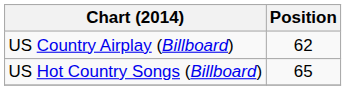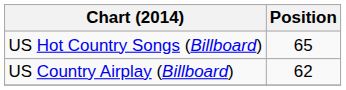rows swapped: (121, 44) <-> (135, 71)
